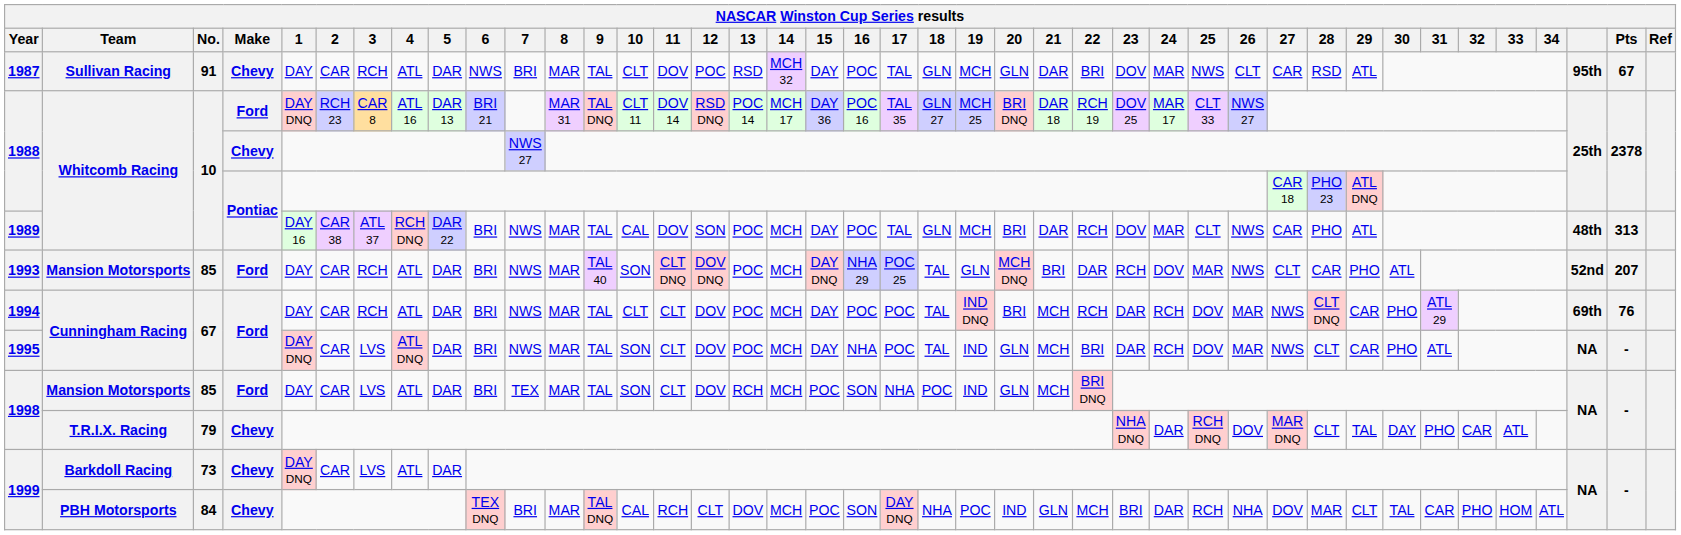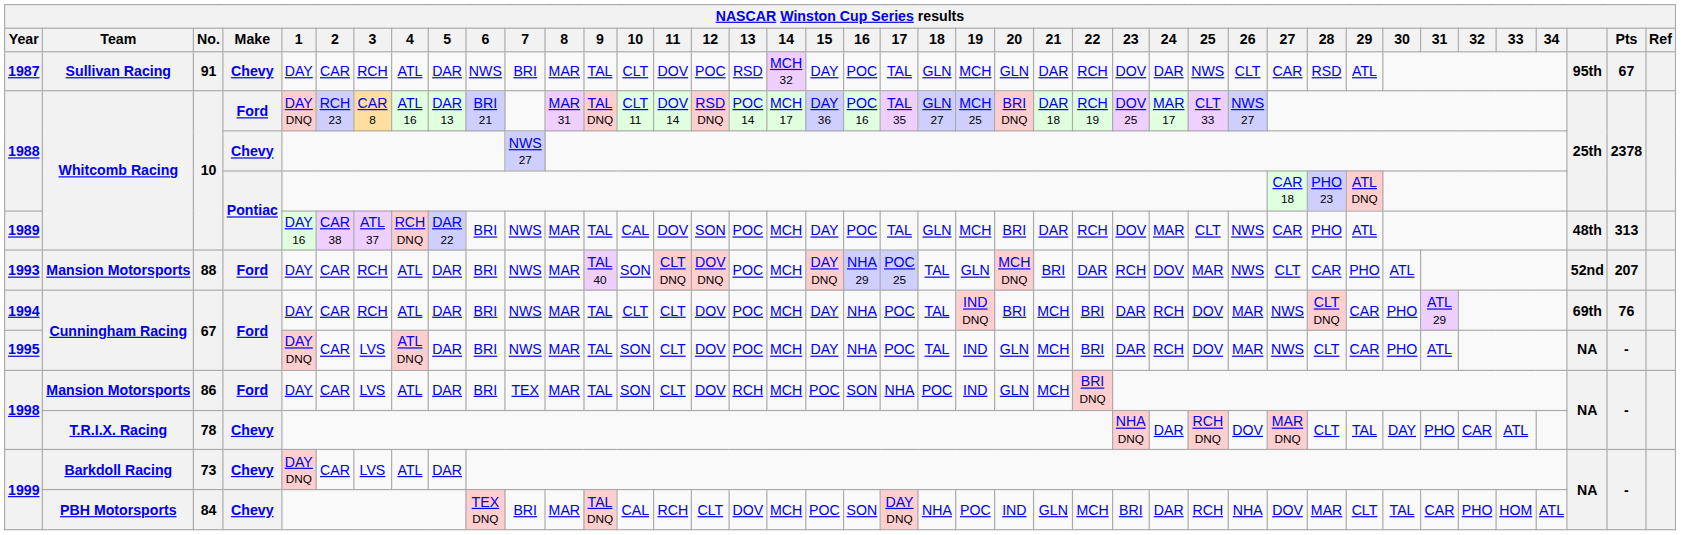(1093, 71) BRI -> (1092, 71) RCH
(1169, 71) MAR -> (1169, 71) DAR
(209, 271) 85 -> (209, 271) 88
(862, 310) POC -> (862, 310) NHA
(1092, 310) RCH -> (1093, 310) BRI
(209, 390) 85 -> (209, 390) 86
(209, 430) 79 -> (209, 430) 78
